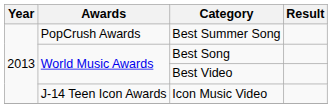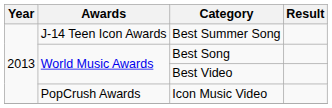(91, 34) PopCrush Awards -> (104, 34) J-14 Teen Icon Awards
(104, 93) J-14 Teen Icon Awards -> (91, 93) PopCrush Awards
